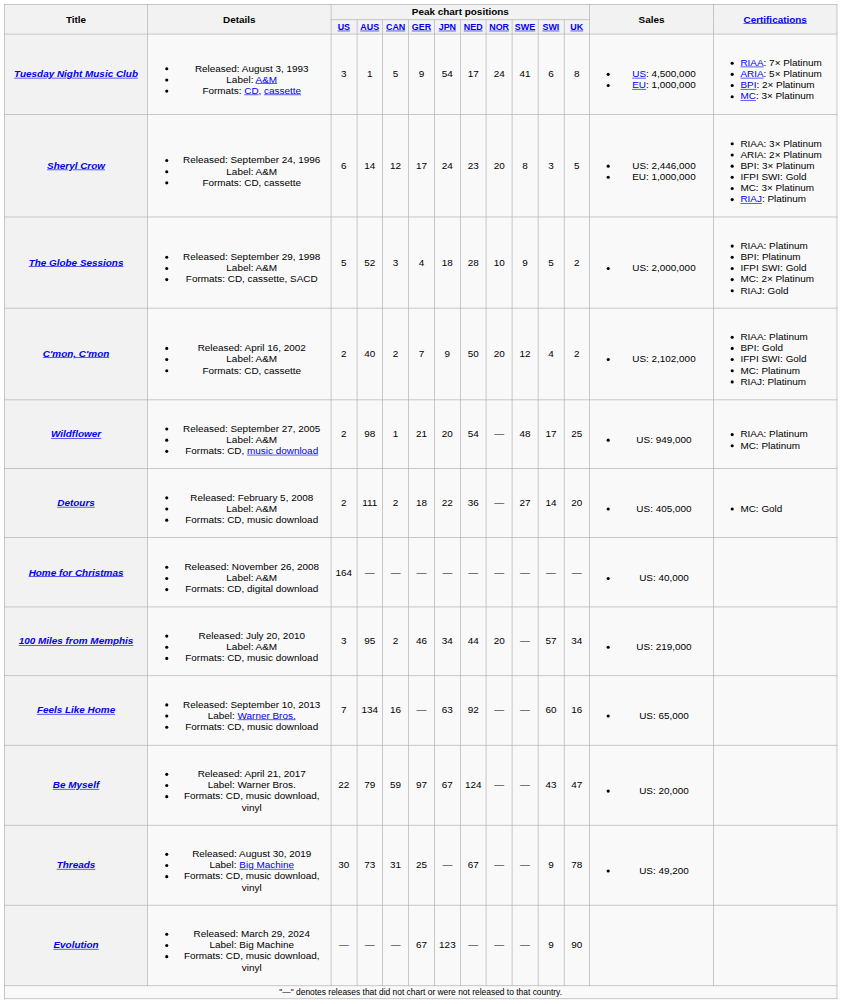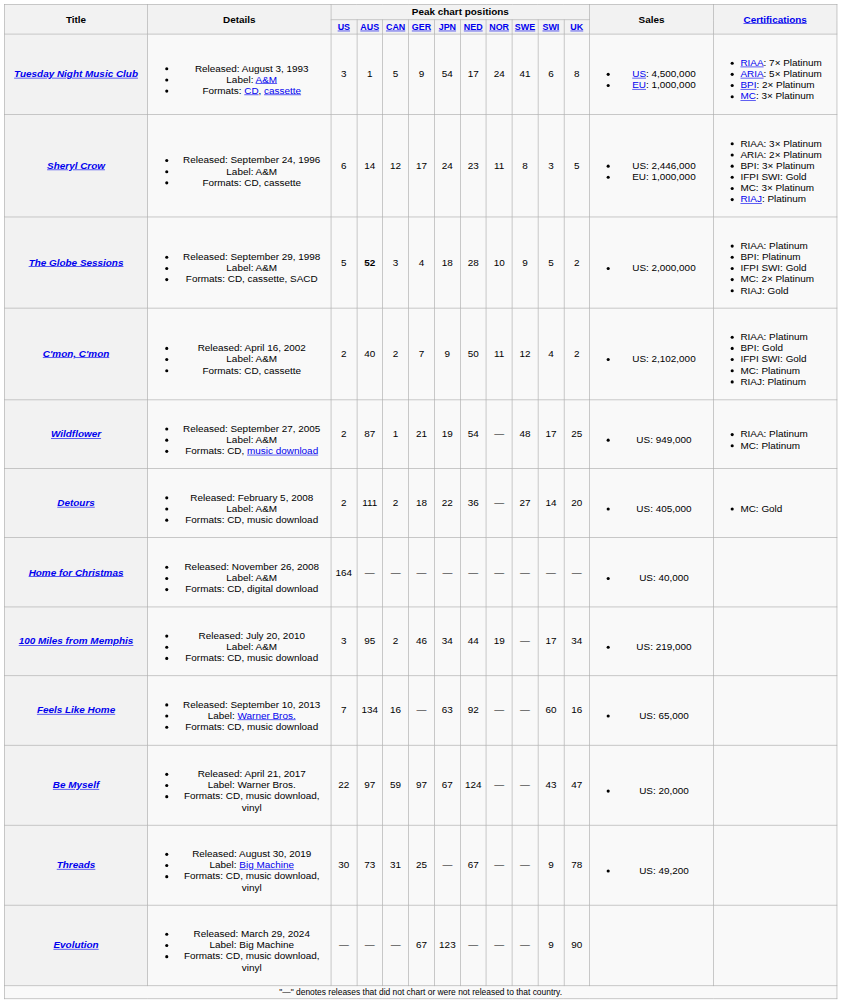(499, 165) 20 -> (499, 165) 11
(370, 262) normal -> (370, 262) bold
(499, 354) 20 -> (499, 354) 11
(370, 434) 98 -> (370, 434) 87
(447, 434) 20 -> (447, 434) 19
(499, 641) 20 -> (499, 641) 19
(551, 641) 57 -> (551, 641) 17
(370, 785) 79 -> (370, 785) 97
